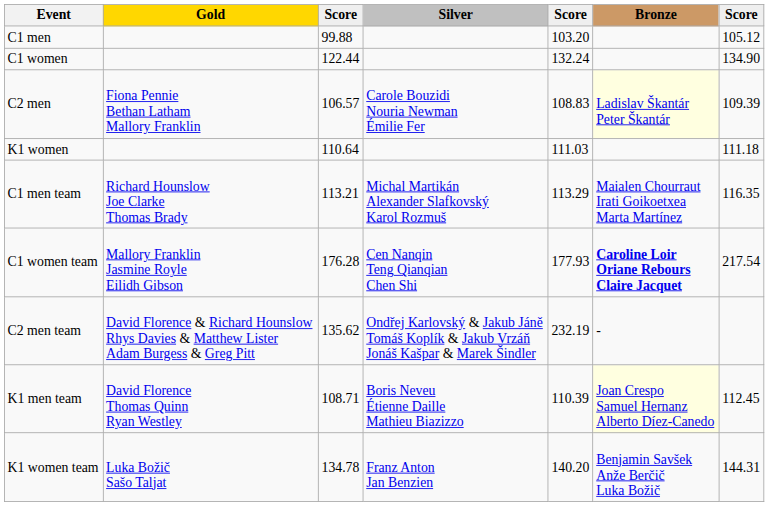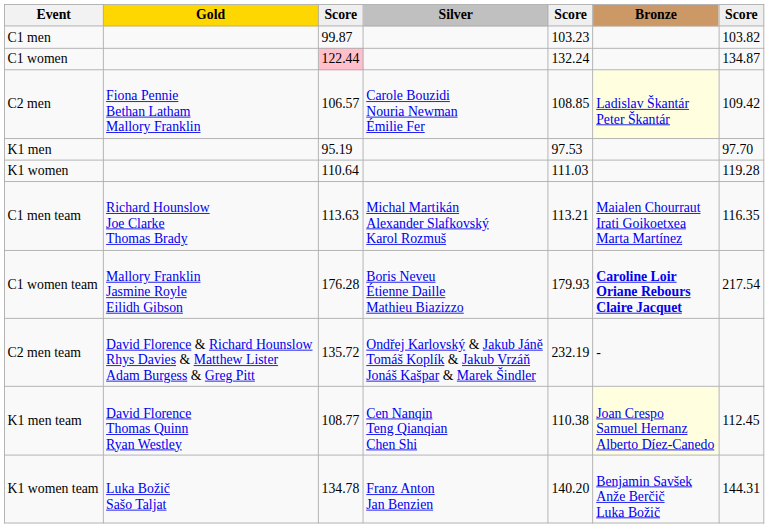(337, 37) 99.88 -> (337, 37) 99.87
(570, 37) 103.20 -> (570, 37) 103.23
(741, 37) 105.12 -> (741, 37) 103.82
(340, 59) no background -> (340, 59) pink background
(741, 59) 134.90 -> (741, 59) 134.87
(570, 104) 108.83 -> (570, 104) 108.85
(741, 104) 109.39 -> (741, 104) 109.42
+ row: (30, 149)
(741, 149) 111.18 -> (741, 170) 119.28
(340, 194) 113.21 -> (340, 216) 113.63
(570, 194) 113.29 -> (570, 216) 113.21
(407, 270) Cen Nanqin Teng Qianqian Chen Shi -> (415, 292) Boris Neveu Étienne Daille Mathieu Biazizzo
(570, 262) 177.93 -> (570, 284) 179.93
(340, 330) 135.62 -> (340, 352) 135.72
(340, 398) 108.71 -> (340, 420) 108.77
(415, 406) Boris Neveu Étienne Daille Mathieu Biazizzo -> (407, 428) Cen Nanqin Teng Qianqian Chen Shi
(570, 398) 110.39 -> (570, 420) 110.38
